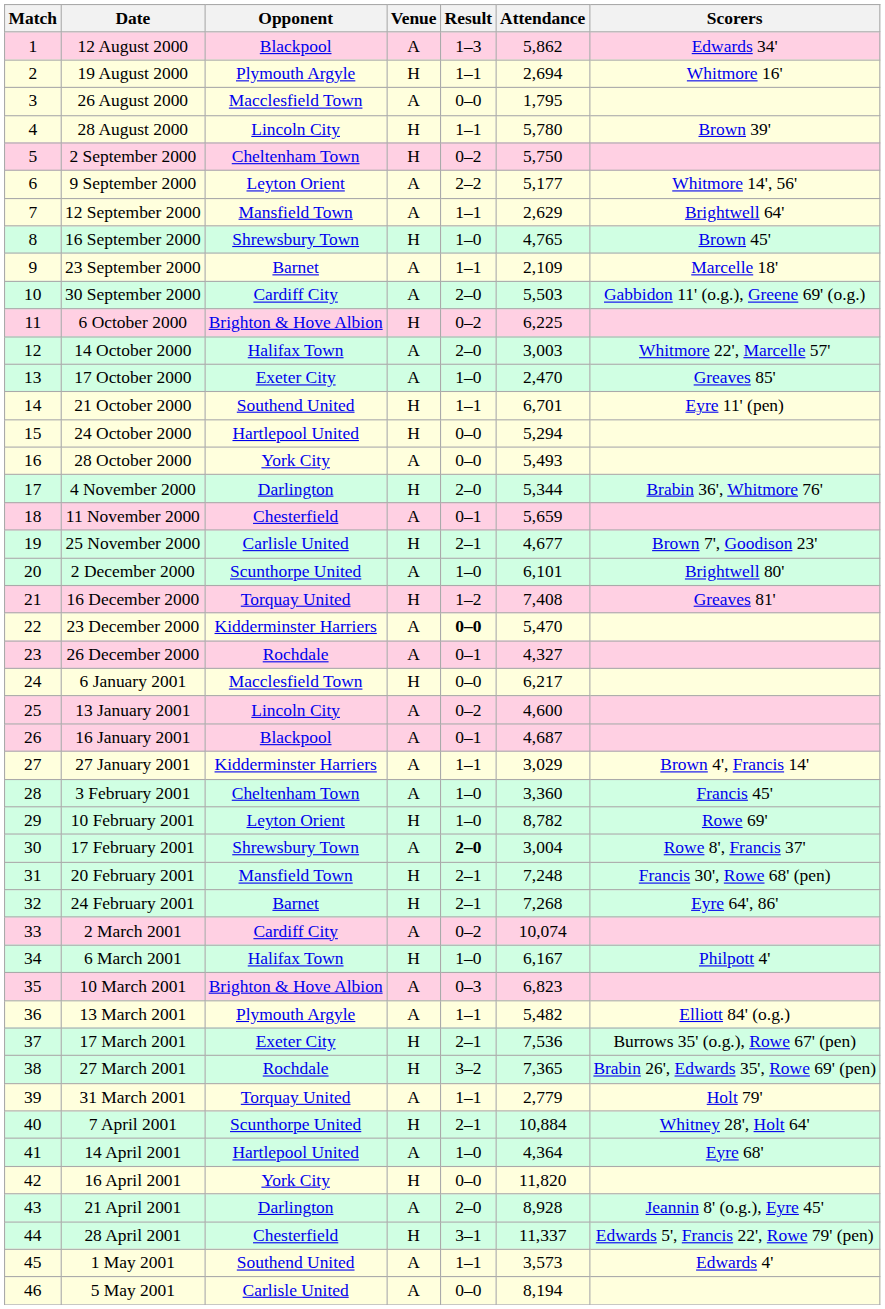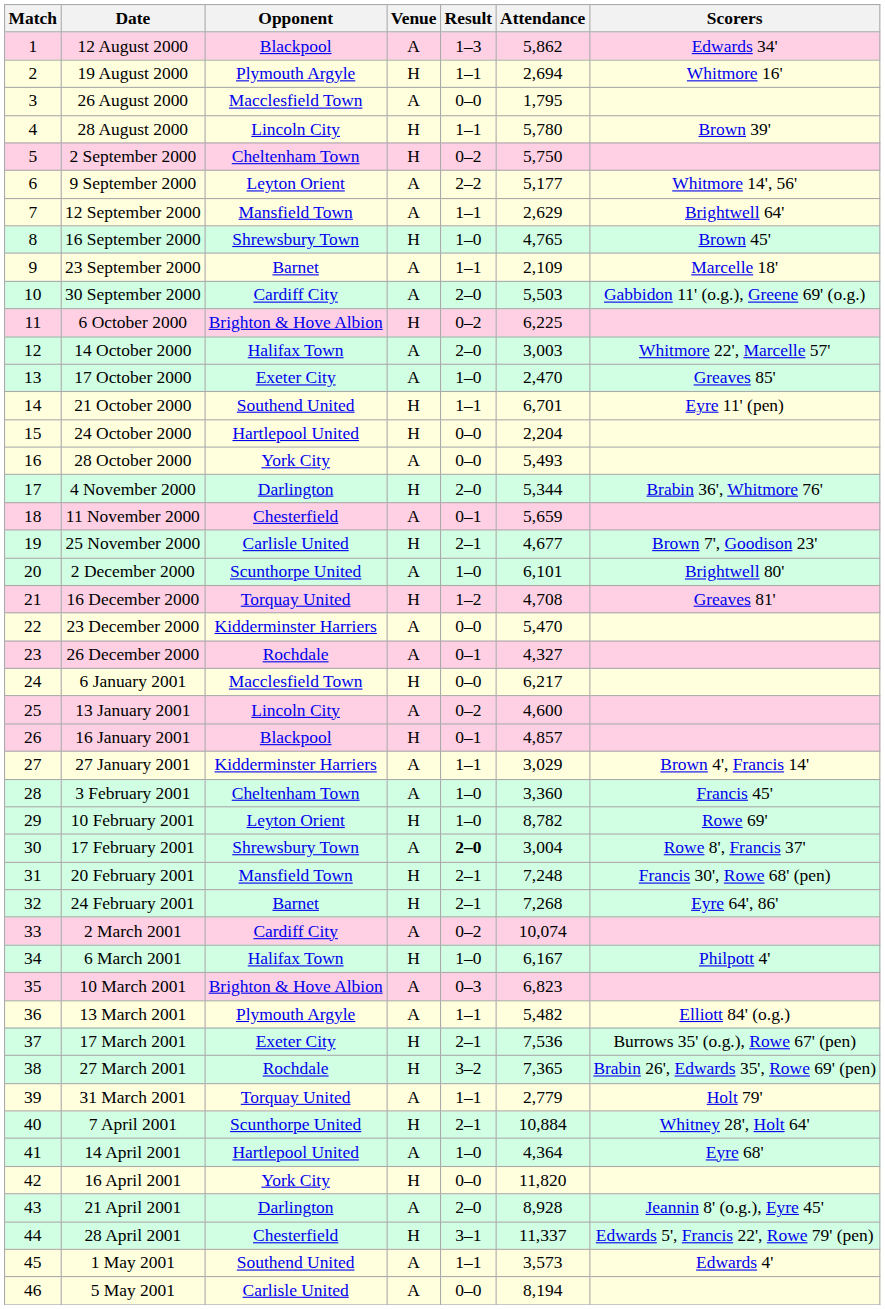(543, 433) 5,294 -> (543, 433) 2,204
(543, 599) 7,408 -> (543, 599) 4,708
(468, 626) bold -> (468, 626) normal
(414, 737) A -> (414, 737) H
(543, 737) 4,687 -> (543, 737) 4,857
